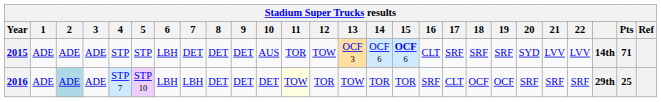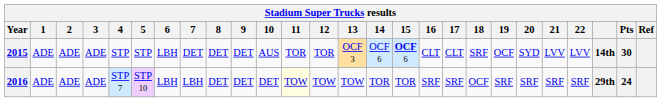(324, 53) TOW -> (324, 53) TOR
(454, 53) SRF -> (454, 53) CLT
(504, 53) SRF -> (504, 53) OCF
(627, 53) 71 -> (627, 53) 30
(69, 82) lightblue background -> (69, 82) no background
(324, 82) TOR -> (324, 82) TOW
(454, 82) CLT -> (454, 82) SRF
(504, 82) OCF -> (504, 82) SRF
(627, 82) 25 -> (627, 82) 24
